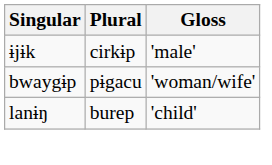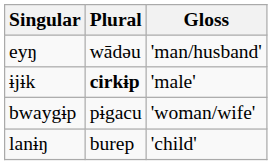+ row: (23, 50)
(112, 50) normal -> (115, 81) bold
